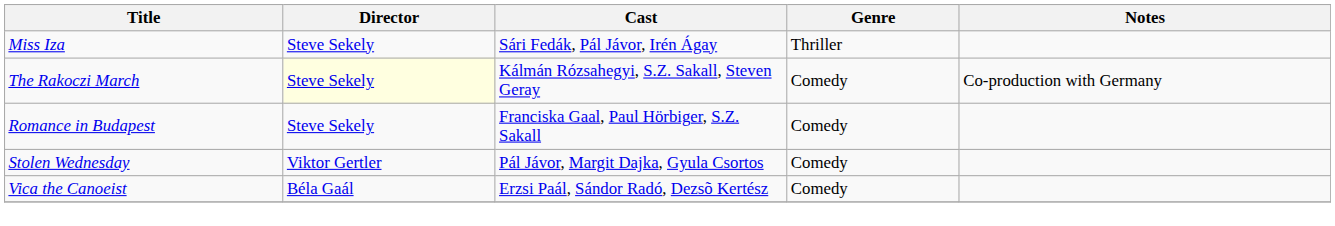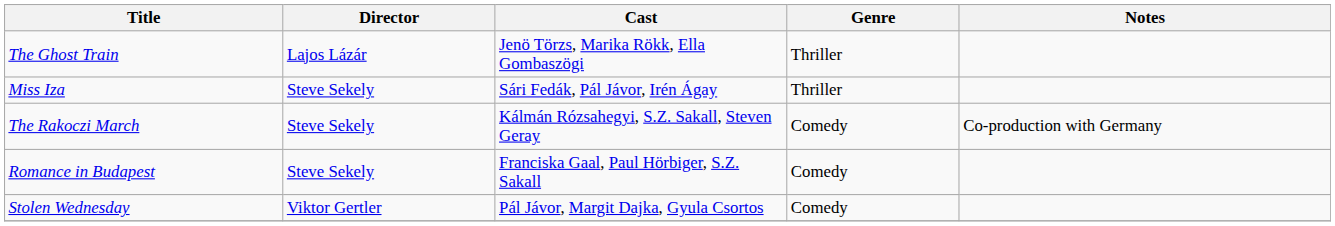+ row: (63, 53)
(331, 80) lightyellow background -> (331, 126) no background
- row: (68, 188)
